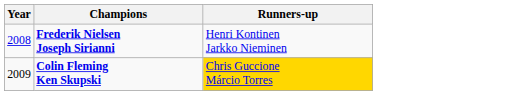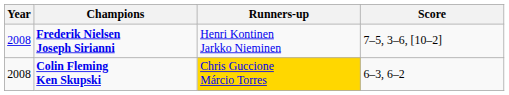+ column: (432, 14)
(19, 74) 2009 -> (19, 74) 2008
